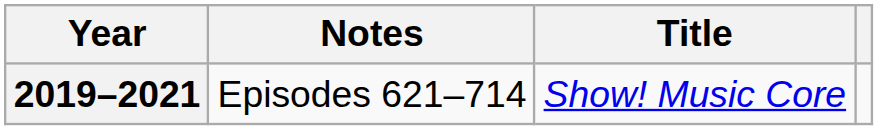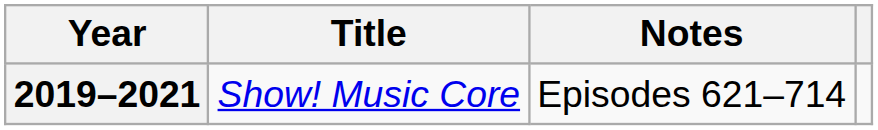columns swapped: (695, 34) <-> (372, 34)
